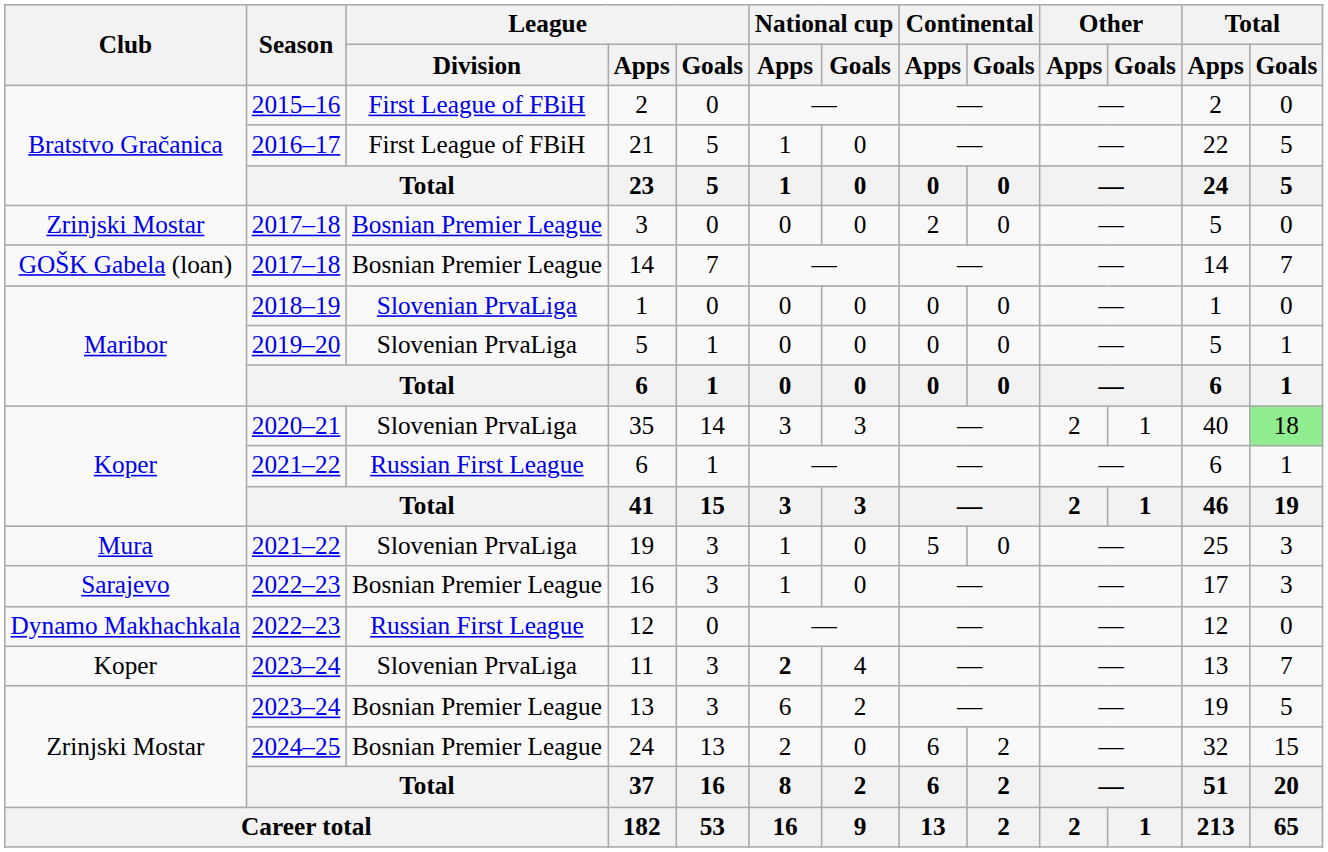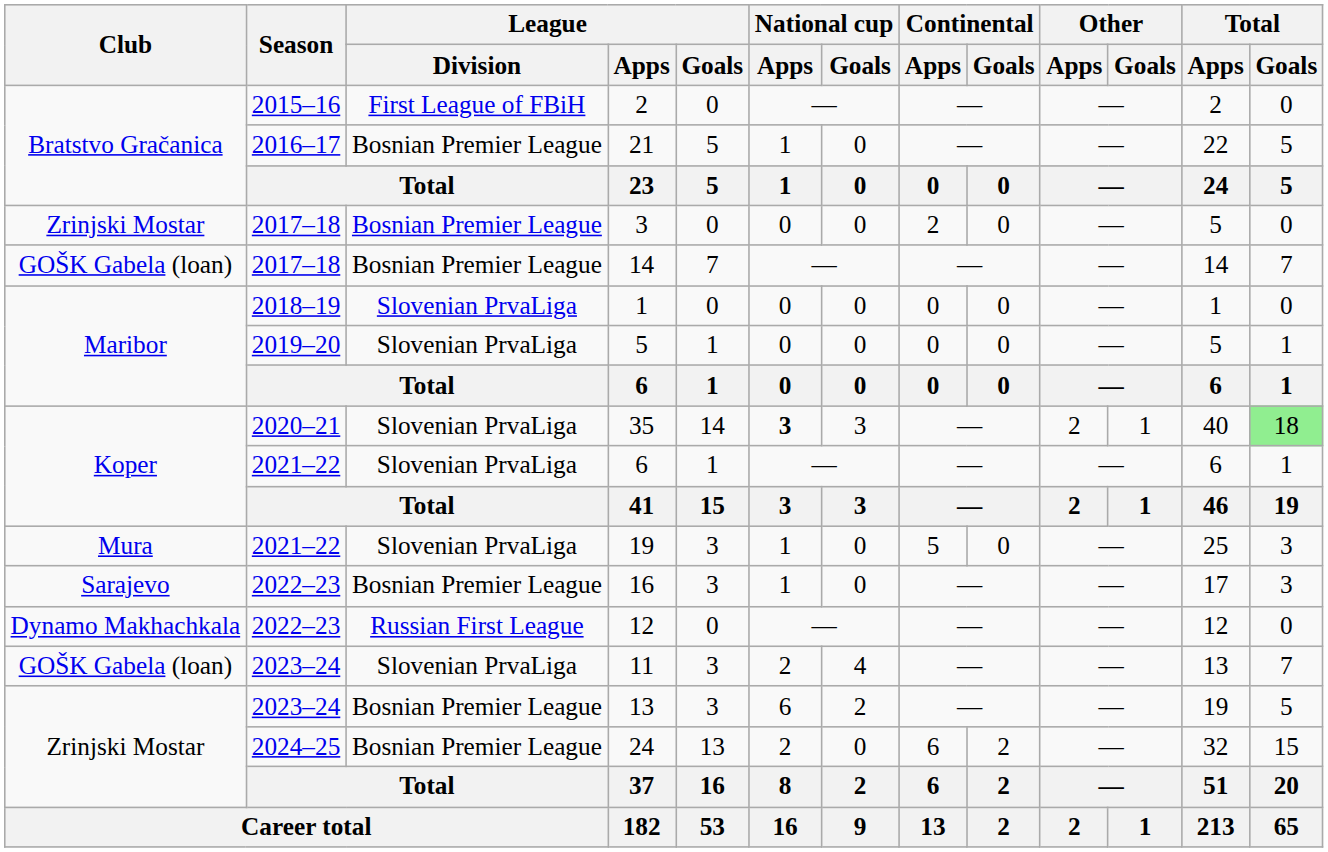(477, 144) First League of FBiH -> (477, 144) Bosnian Premier League
(785, 425) normal -> (785, 425) bold
(477, 465) Russian First League -> (477, 465) Slovenian PrvaLiga
(125, 666) Koper -> (125, 666) GOŠK Gabela (loan)
(785, 666) bold -> (785, 666) normal
